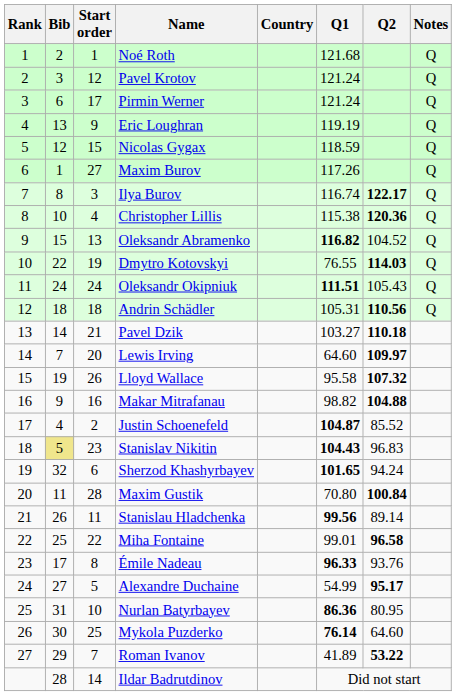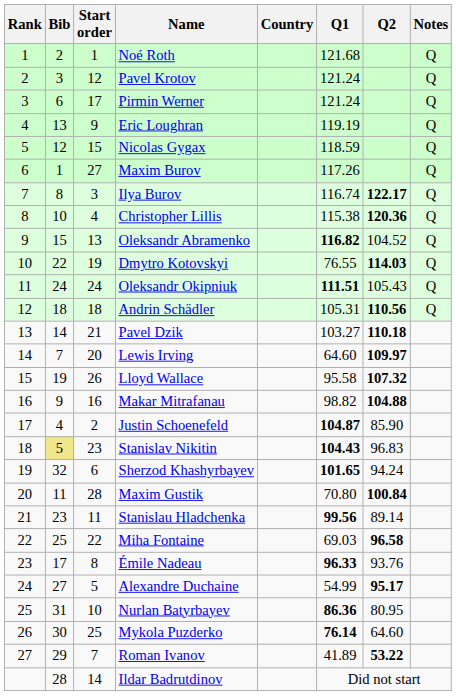(387, 424) 85.52 -> (387, 424) 85.90
(59, 517) 26 -> (59, 517) 23
(340, 540) 99.01 -> (340, 540) 69.03
